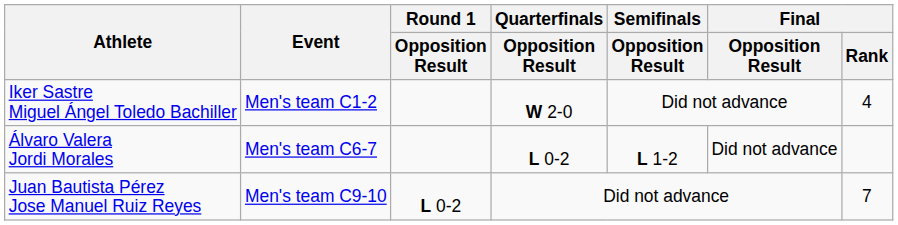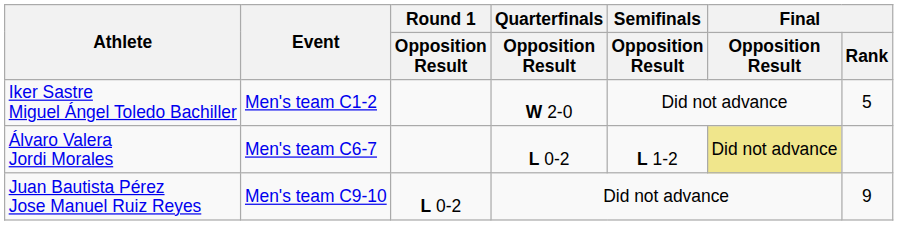(867, 103) 4 -> (867, 103) 5
(774, 150) no background -> (774, 150) khaki background
(867, 197) 7 -> (867, 197) 9
